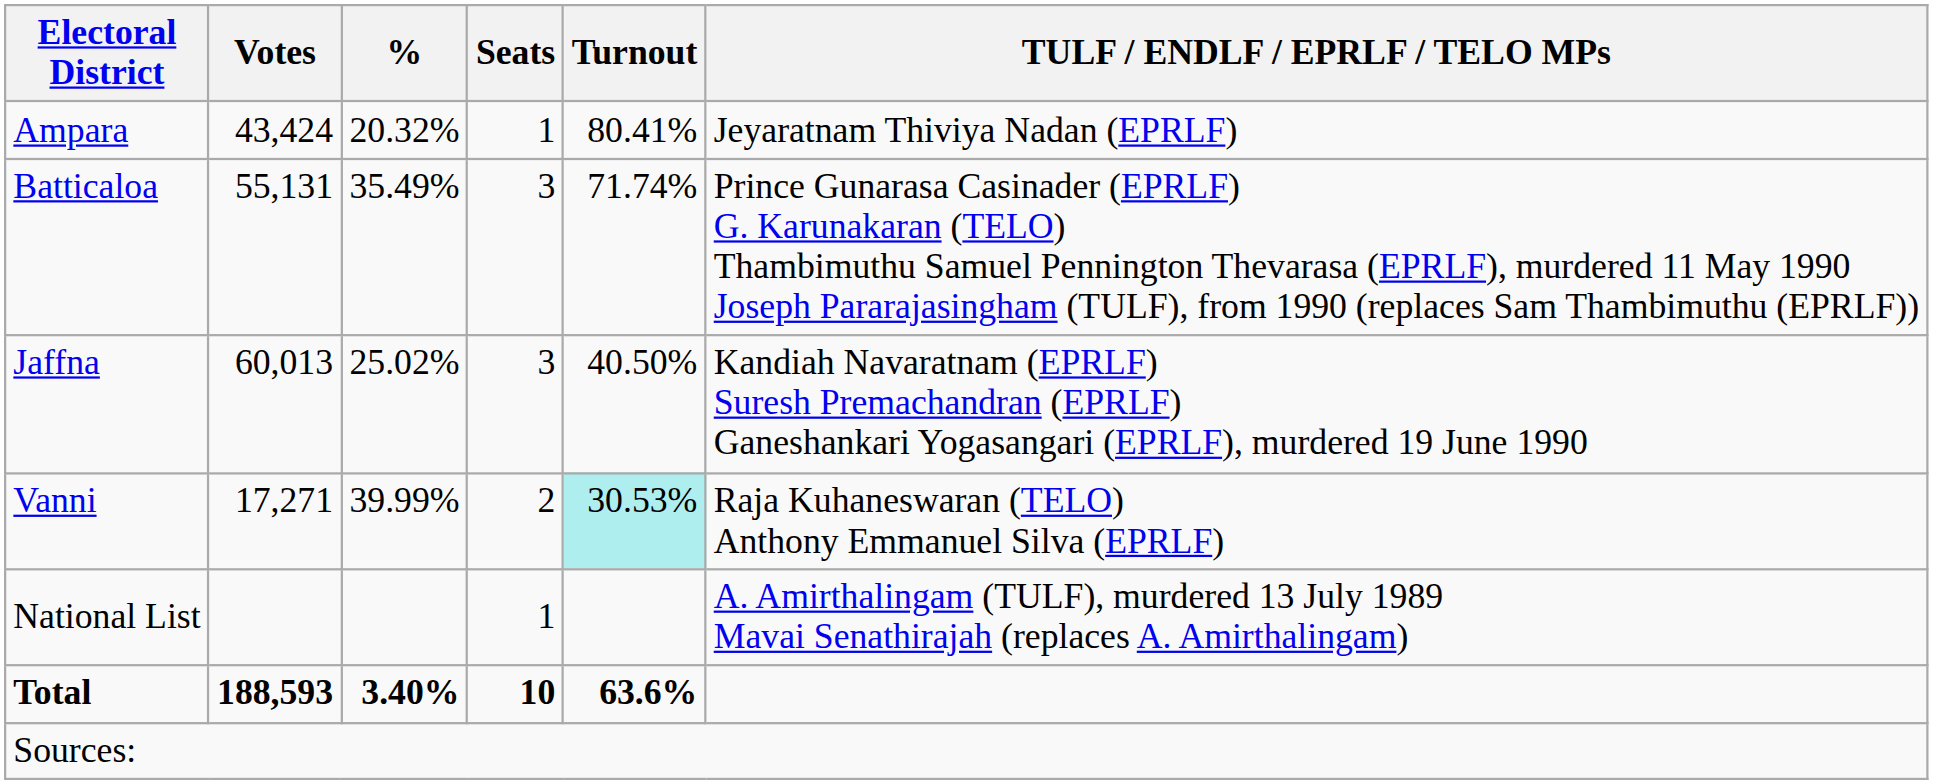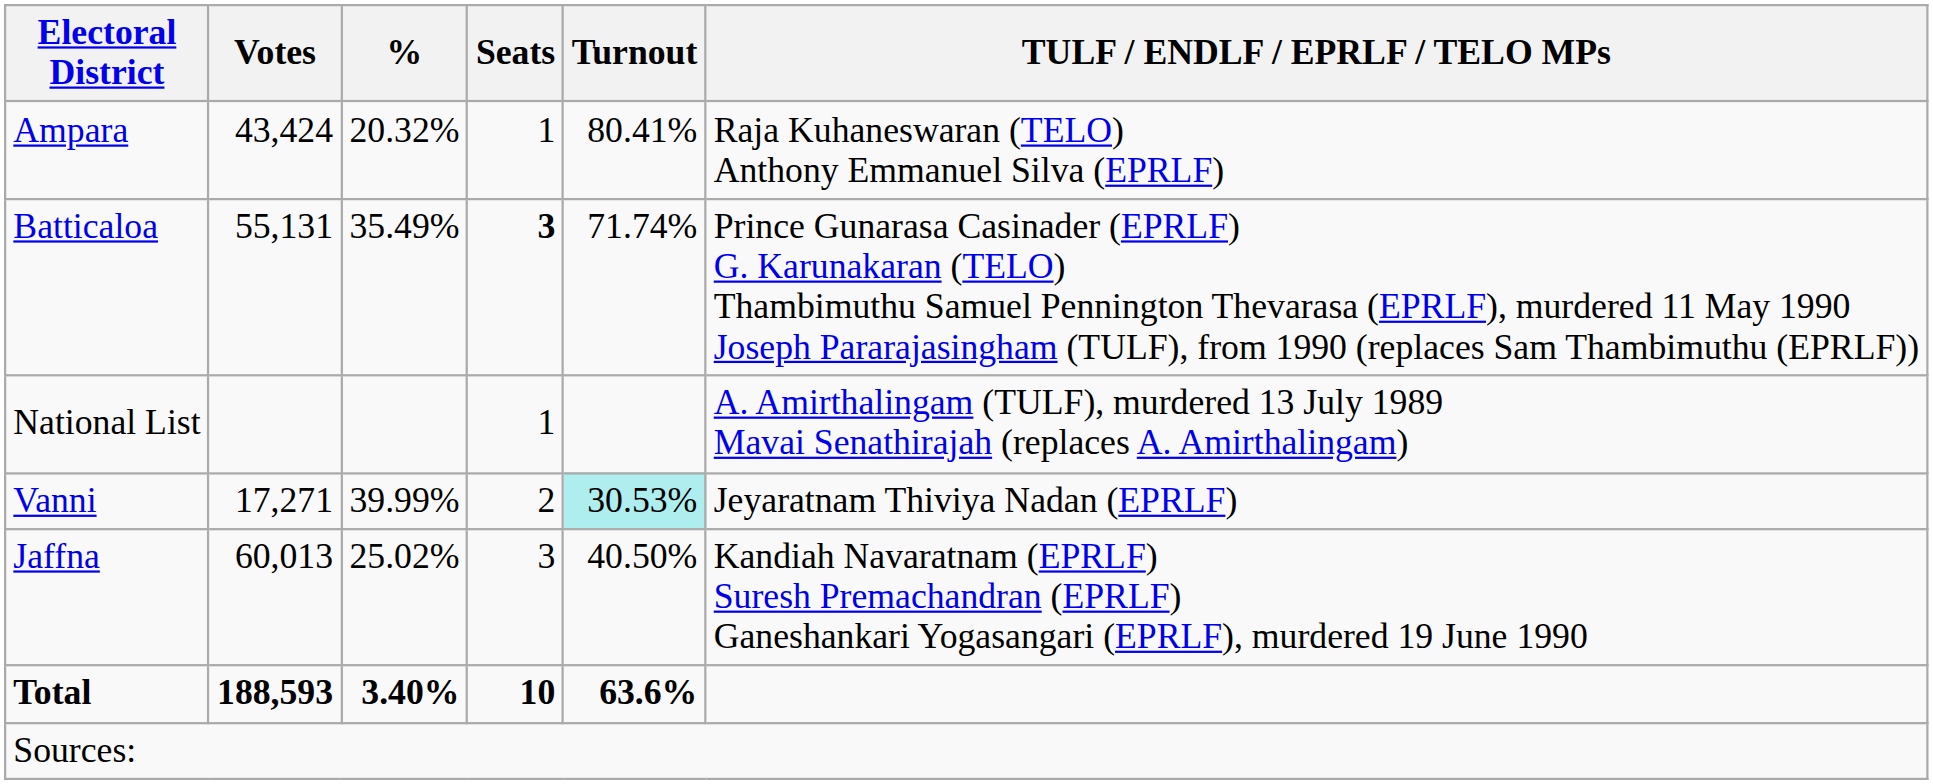(975, 129) Jeyaratnam Thiviya Nadan (EPRLF) -> (969, 149) Raja Kuhaneswaran (TELO) Anthony Emmanuel Silva (EPRLF)
(546, 186) normal -> (546, 226) bold
rows swapped: (57, 363) <-> (107, 616)
(969, 520) Raja Kuhaneswaran (TELO) Anthony Emmanuel Silva (EPRLF) -> (975, 499) Jeyaratnam Thiviya Nadan (EPRLF)
